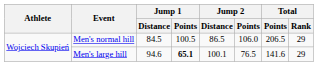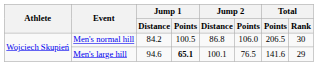(154, 40) 84.5 -> (154, 40) 84.2
(217, 40) 86.5 -> (217, 40) 86.8
(301, 40) 29 -> (301, 40) 30
